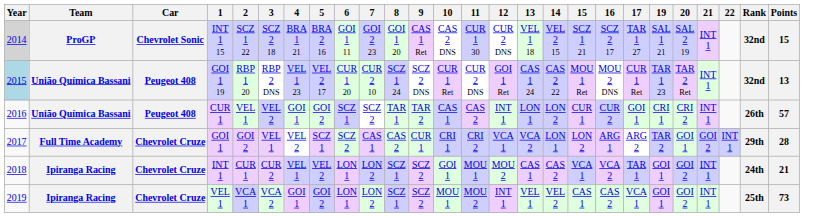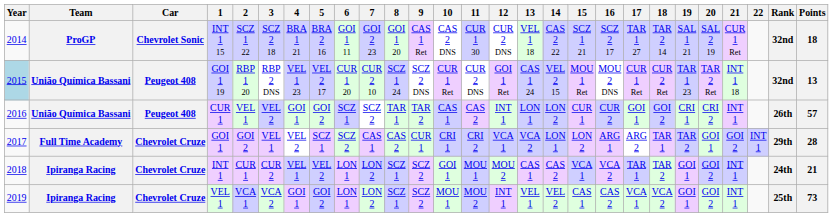+ column: (662, 12)
(17, 40) lightgrey background -> (17, 40) no background
(555, 39) VEL 2 15 -> (555, 39) CAS 2 22
(708, 40) INT 1 -> (735, 39) CUR 1 Ret
(784, 40) 15 -> (812, 40) 18
(555, 79) CAS 2 22 -> (555, 79) VEL 2 15
(708, 80) INT 1 -> (735, 79) INT 1 18
